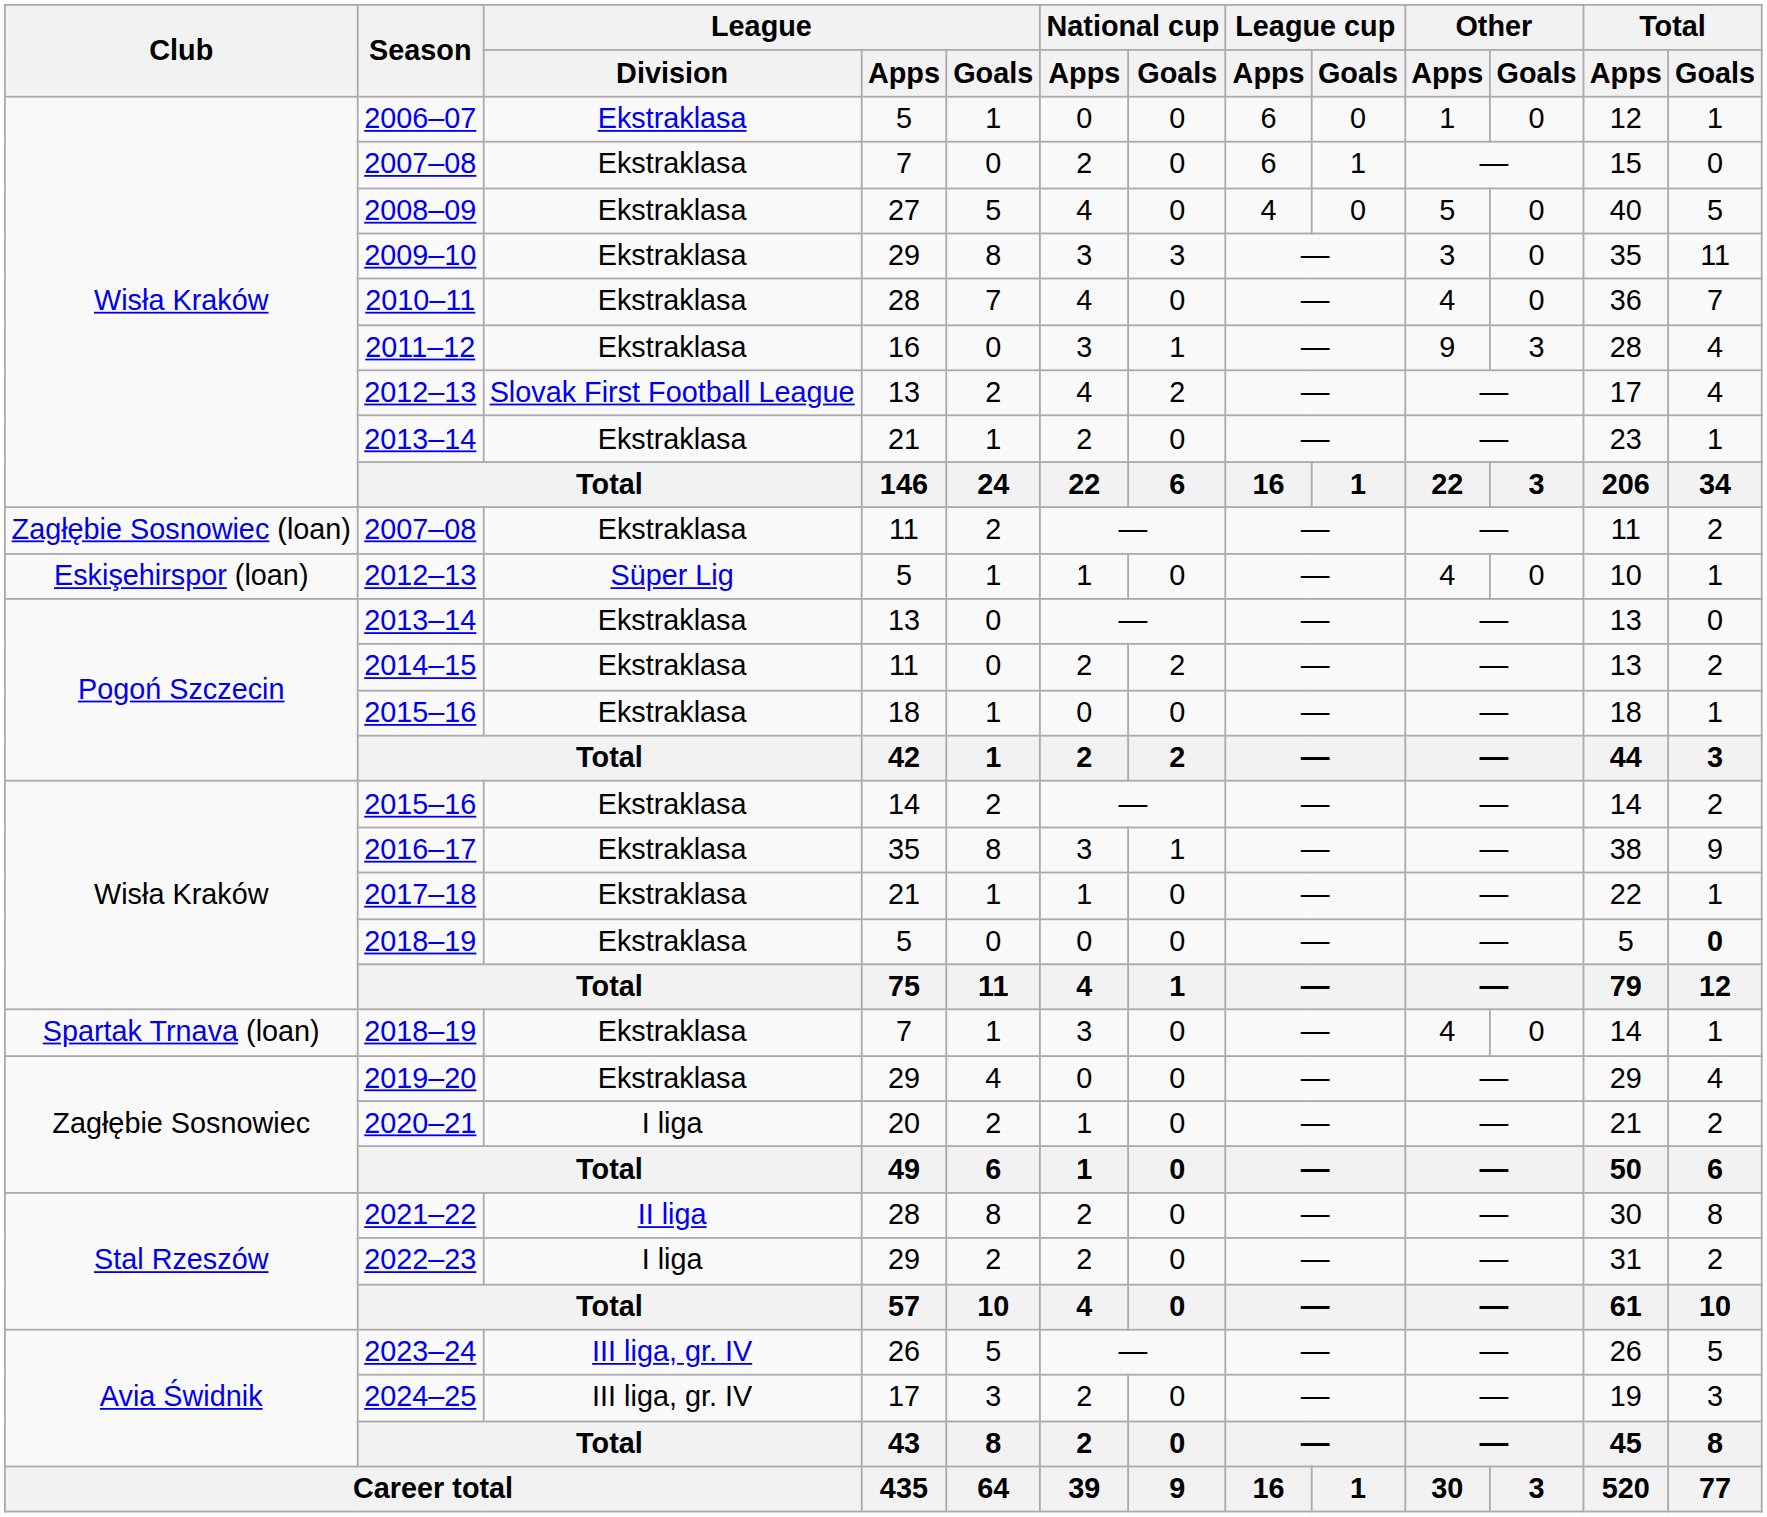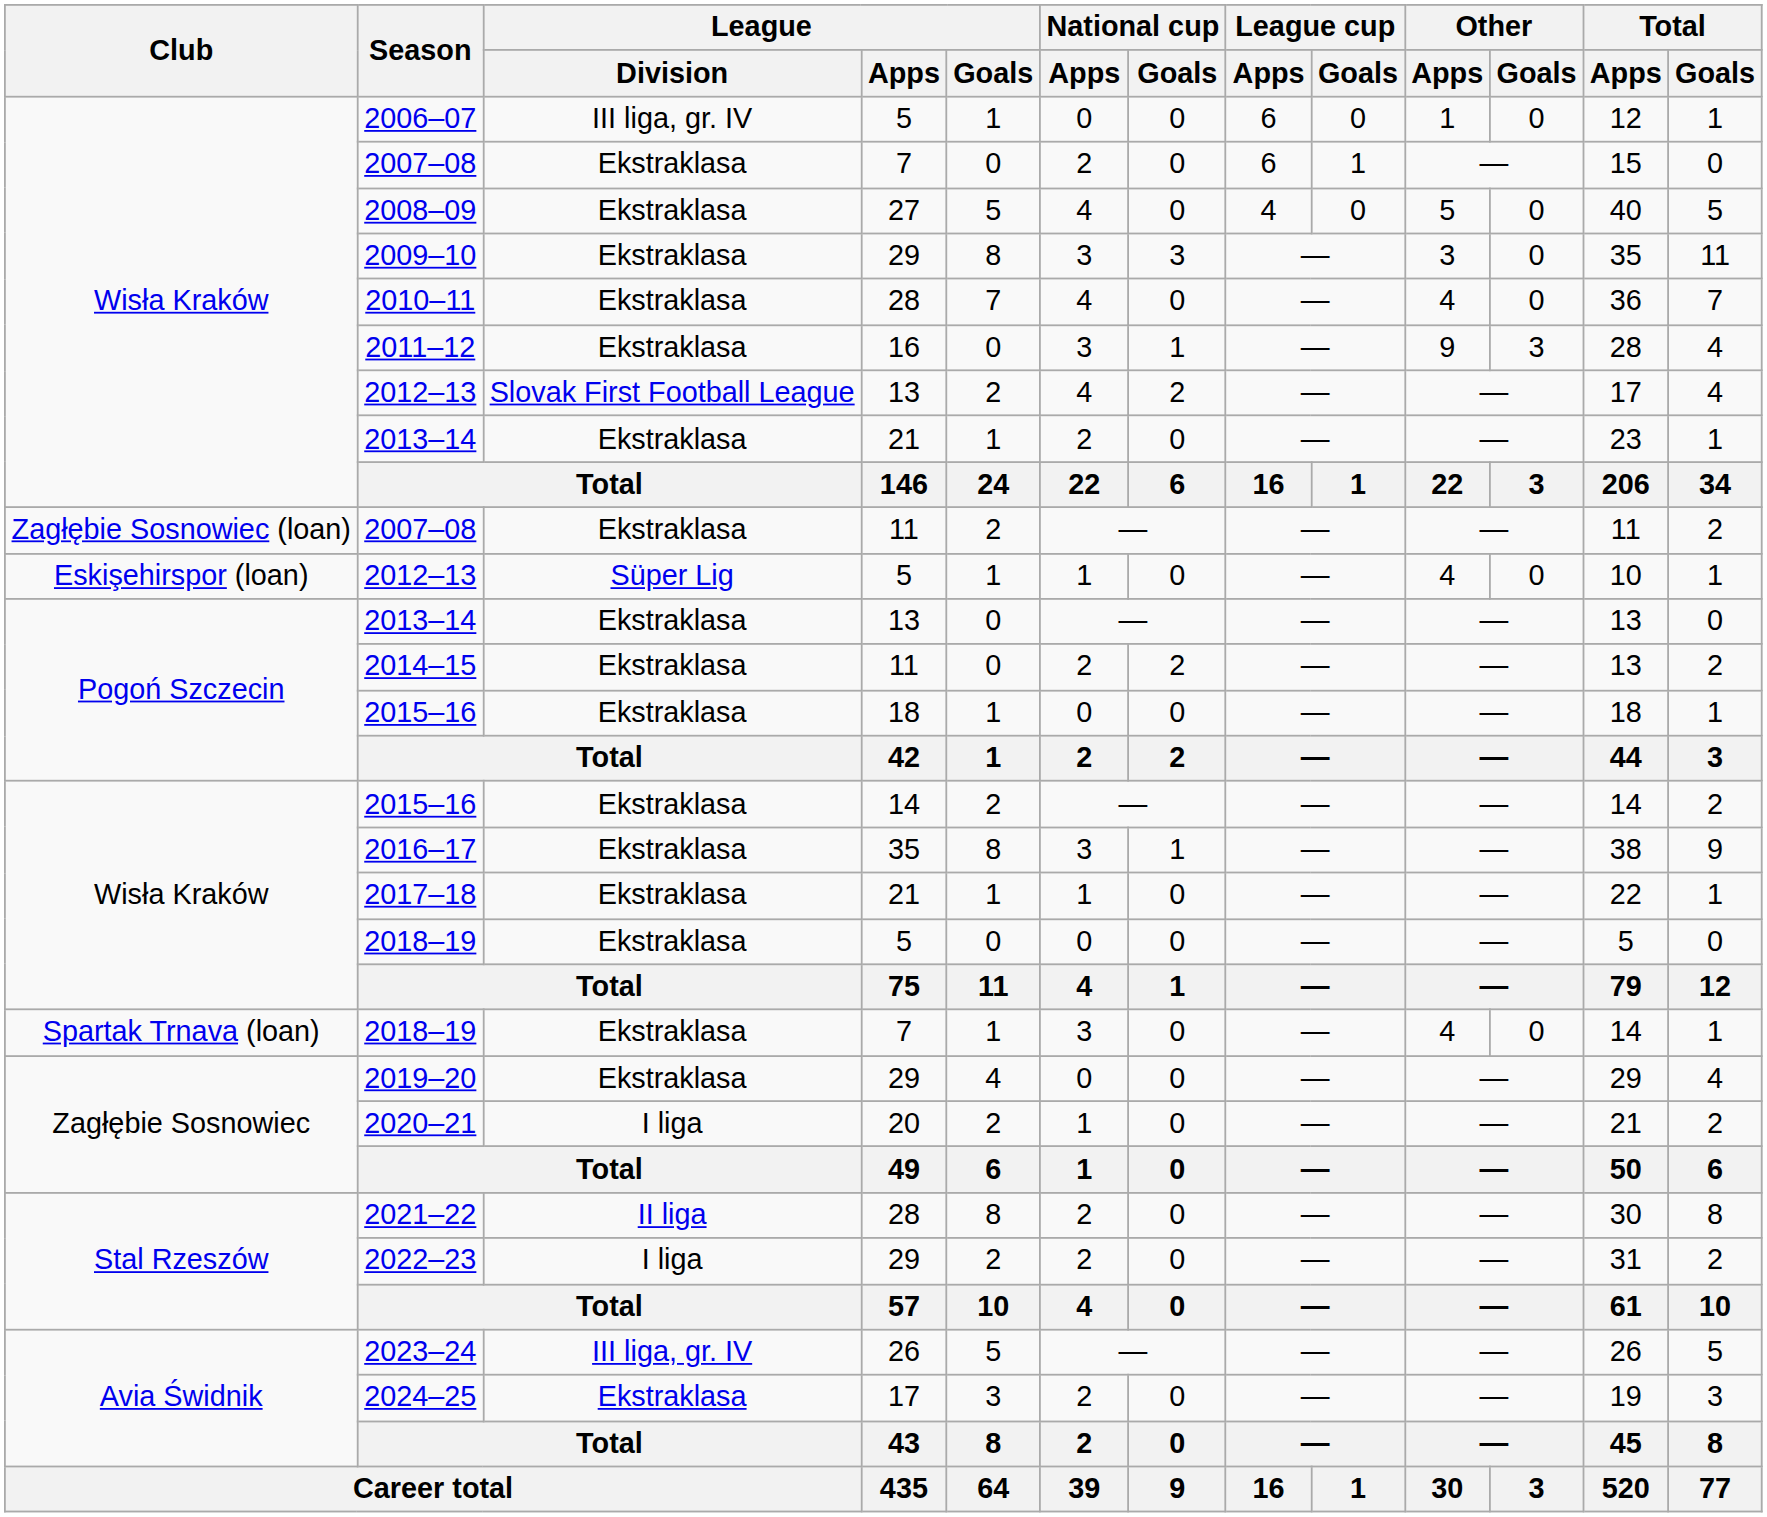(672, 118) Ekstraklasa -> (672, 118) III liga, gr. IV
(1715, 940) bold -> (1715, 940) normal
(672, 1397) III liga, gr. IV -> (672, 1397) Ekstraklasa
